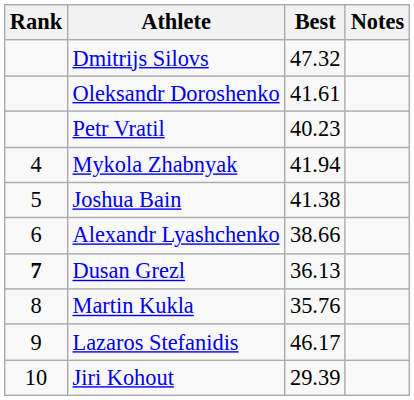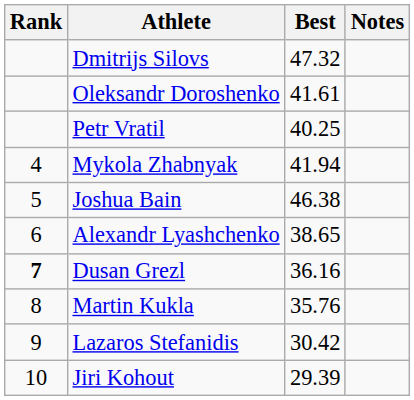(315, 128) 40.23 -> (315, 128) 40.25
(315, 199) 41.38 -> (315, 199) 46.38
(315, 235) 38.66 -> (315, 235) 38.65
(315, 270) 36.13 -> (315, 270) 36.16
(315, 341) 46.17 -> (315, 341) 30.42
